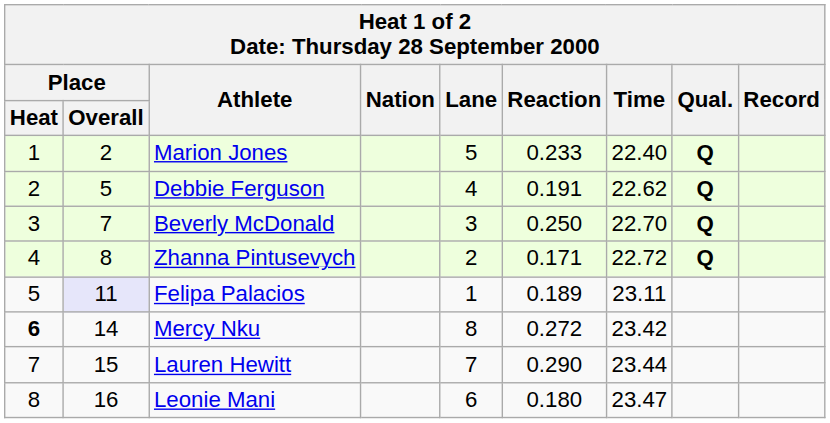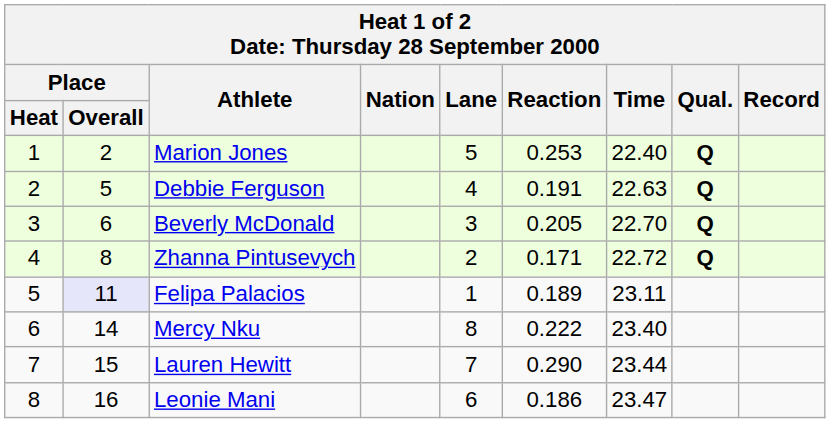(554, 152) 0.233 -> (554, 152) 0.253
(639, 188) 22.62 -> (639, 188) 22.63
(106, 223) 7 -> (106, 223) 6
(554, 223) 0.250 -> (554, 223) 0.205
(34, 329) bold -> (34, 329) normal
(554, 329) 0.272 -> (554, 329) 0.222
(639, 329) 23.42 -> (639, 329) 23.40
(554, 399) 0.180 -> (554, 399) 0.186
